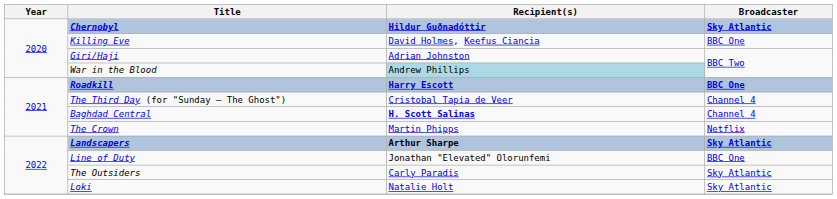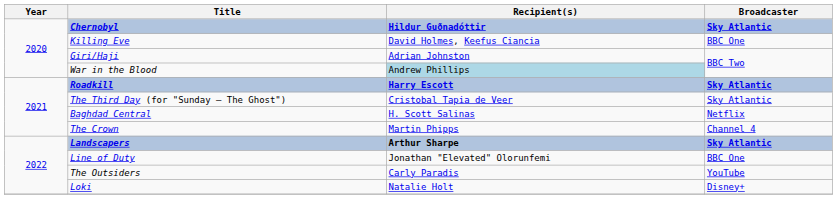(726, 85) BBC One -> (739, 85) Sky Atlantic
(731, 99) Channel 4 -> (739, 99) Sky Atlantic
(432, 114) bold -> (432, 114) normal
(731, 114) Channel 4 -> (726, 114) Netflix
(726, 129) Netflix -> (731, 129) Channel 4
(739, 172) Sky Atlantic -> (726, 172) YouTube
(739, 187) Sky Atlantic -> (726, 187) Disney+
